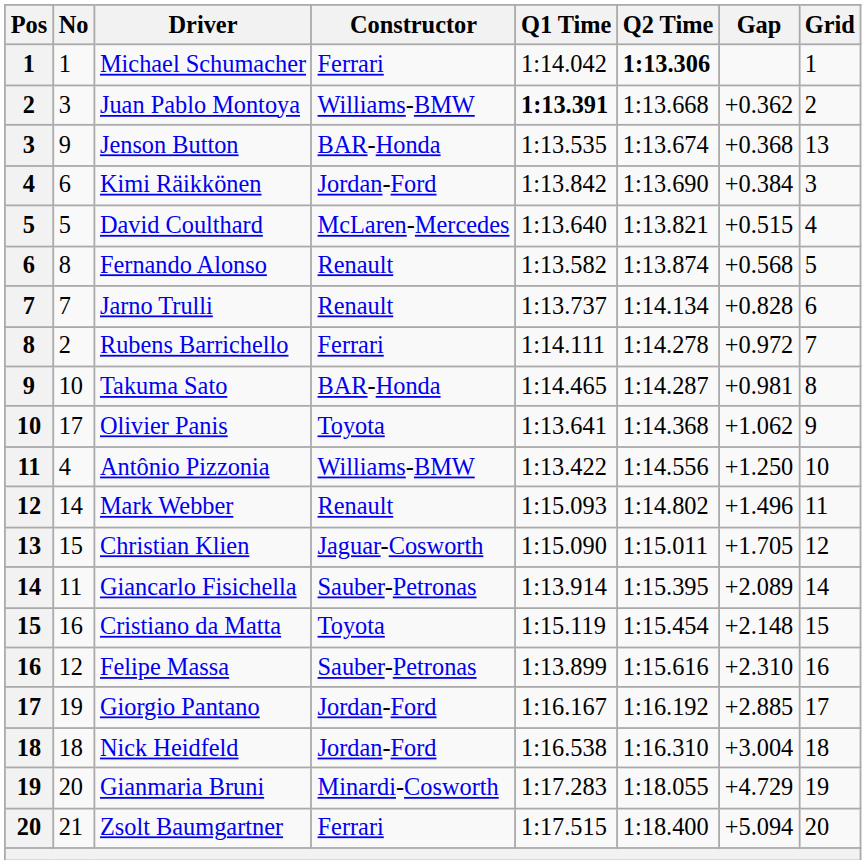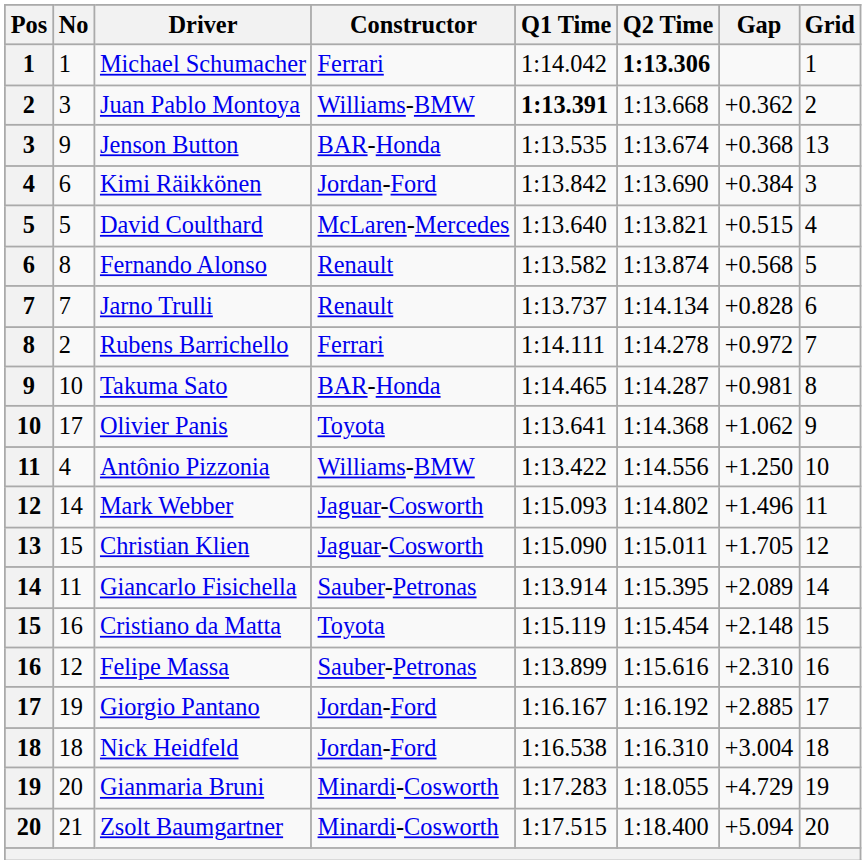(355, 506) Renault -> (400, 506) Jaguar-Cosworth
(351, 827) Ferrari -> (408, 827) Minardi-Cosworth
